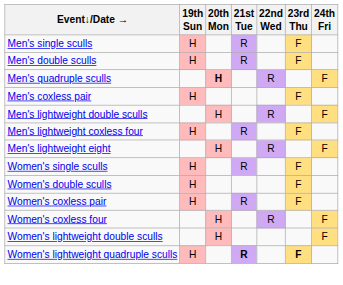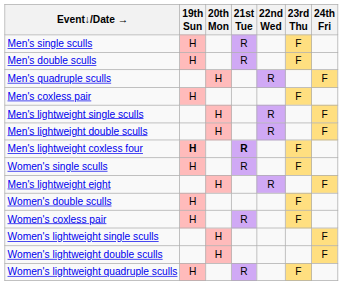(219, 79) bold -> (219, 79) normal
+ row: (76, 114)
(193, 131) normal -> (193, 149) bold
(244, 131) normal -> (244, 149) bold
rows swapped: (59, 149) <-> (58, 167)
- row: (57, 219)
+ row: (83, 237)
(244, 254) bold -> (244, 272) normal
(298, 254) bold -> (298, 272) normal
